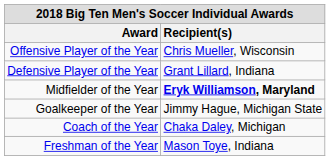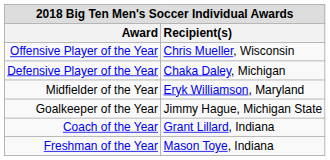(219, 71) Grant Lillard, Indiana -> (225, 71) Chaka Daley, Michigan
(239, 90) bold -> (234, 90) normal
(225, 128) Chaka Daley, Michigan -> (219, 128) Grant Lillard, Indiana
